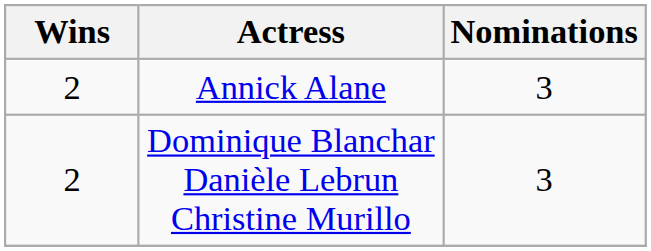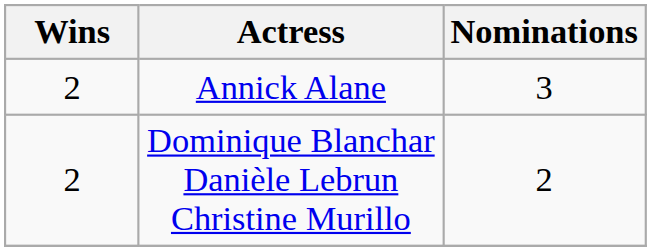(544, 179) 3 -> (544, 179) 2
